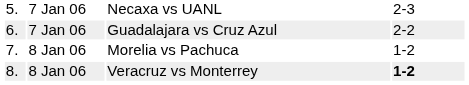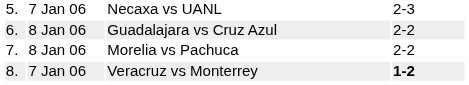(57, 29) 7 Jan 06 -> (57, 29) 8 Jan 06
(404, 50) 1-2 -> (404, 50) 2-2
(57, 71) 8 Jan 06 -> (57, 71) 7 Jan 06
